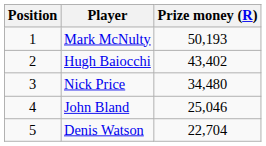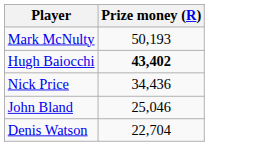- column: (33, 15)
(207, 61) normal -> (151, 61) bold
(207, 84) 34,480 -> (151, 84) 34,436
